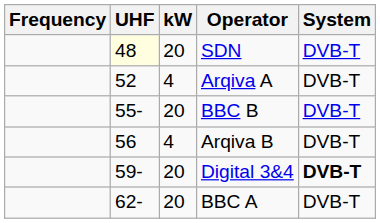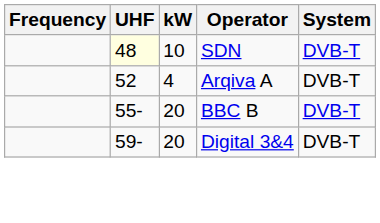(174, 50) 20 -> (174, 50) 10
- row: (237, 141)
(332, 171) bold -> (331, 141) normal
- row: (229, 202)
